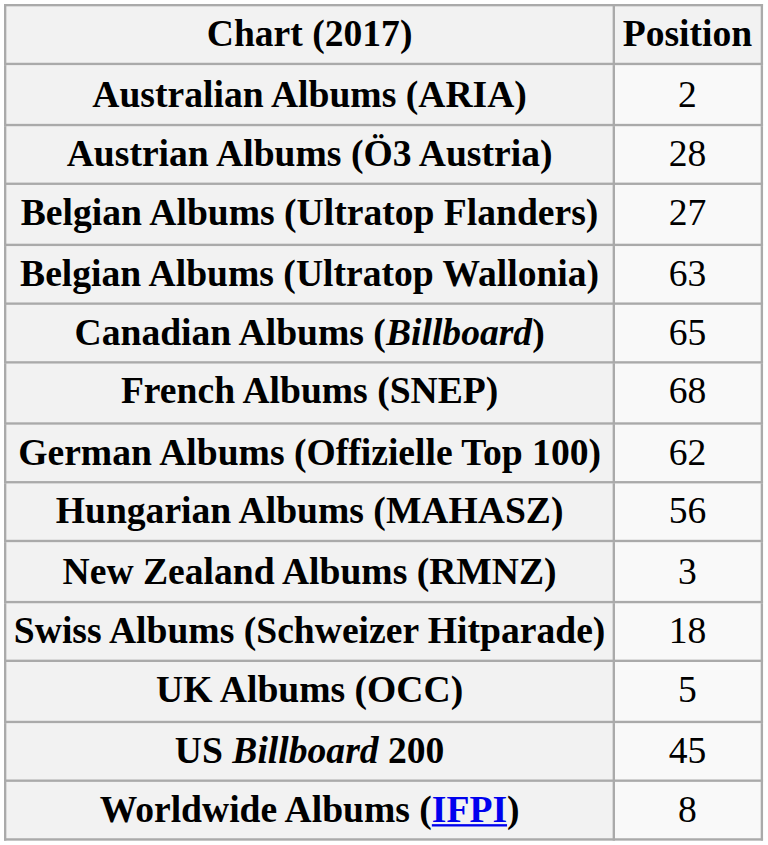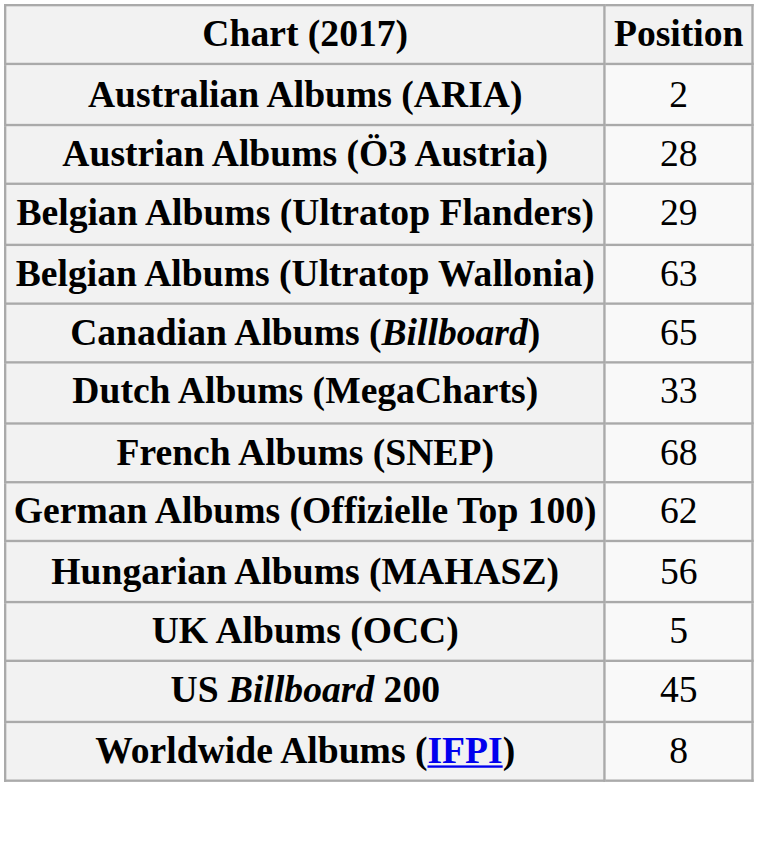(687, 213) 27 -> (679, 213) 29
+ row: (305, 392)
- row: (310, 570)
- row: (310, 630)
